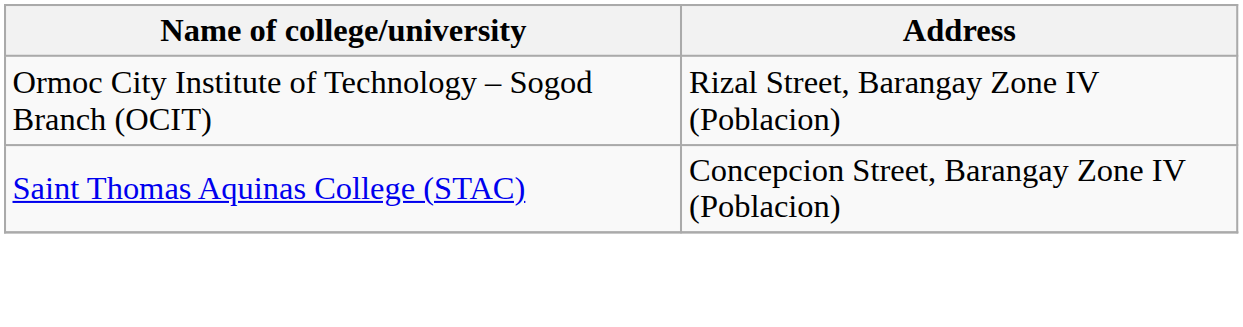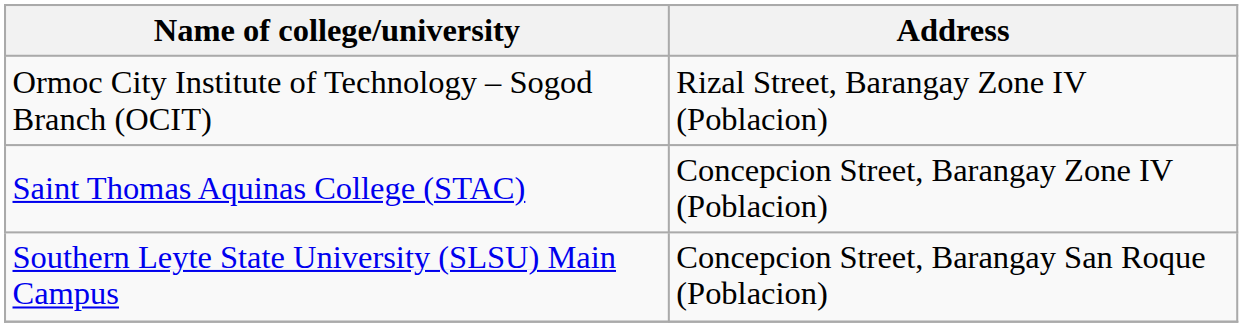+ row: (314, 276)
